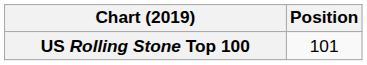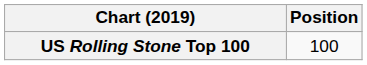(324, 45) 101 -> (324, 45) 100
